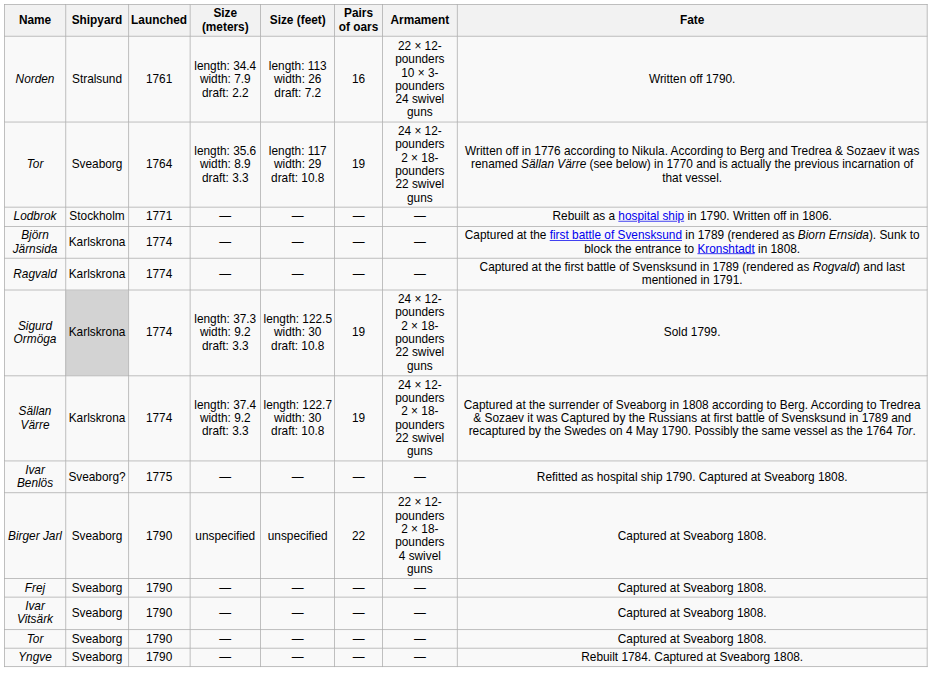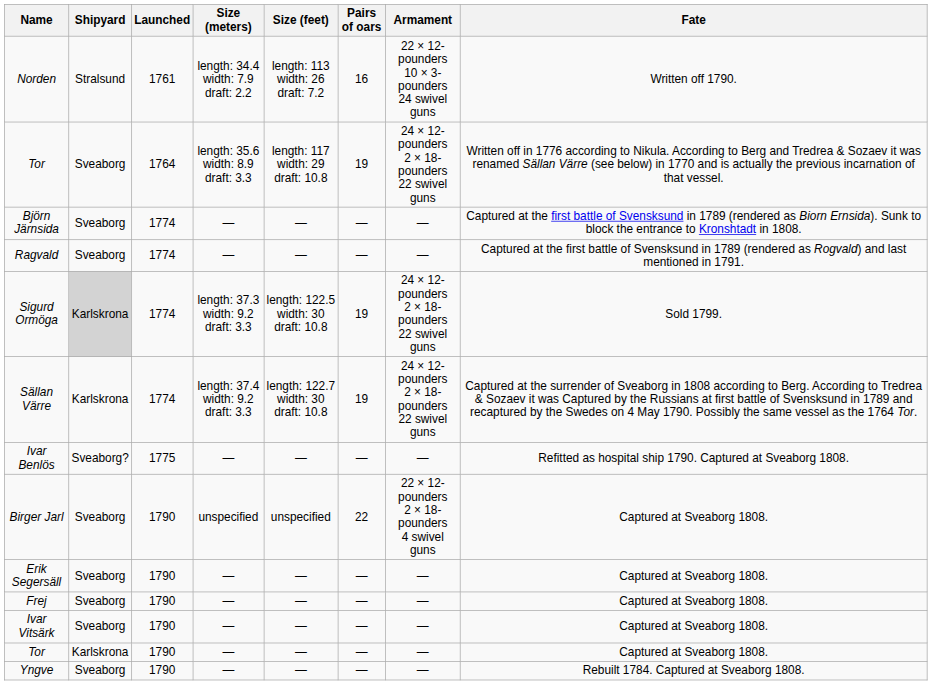- row: (35, 216)
(97, 242) Karlskrona -> (100, 223) Sveaborg
(97, 274) Karlskrona -> (100, 255) Sveaborg
+ row: (37, 575)
(97, 638) Sveaborg -> (100, 652) Karlskrona
